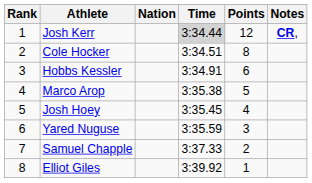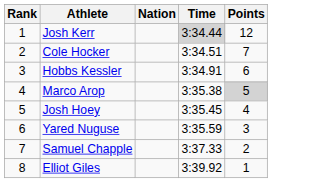- column: (287, 14)
(246, 52) 8 -> (246, 52) 7
(246, 91) no background -> (246, 91) lightgrey background
